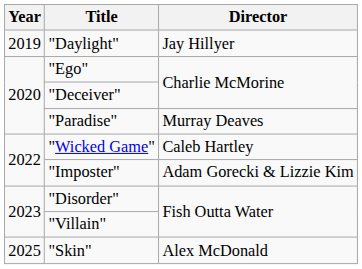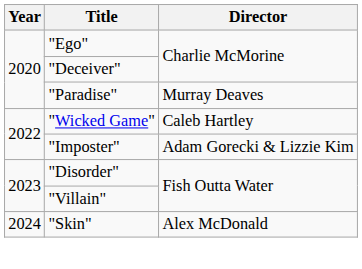- row: (84, 43)
(25, 250) 2025 -> (25, 224) 2024
